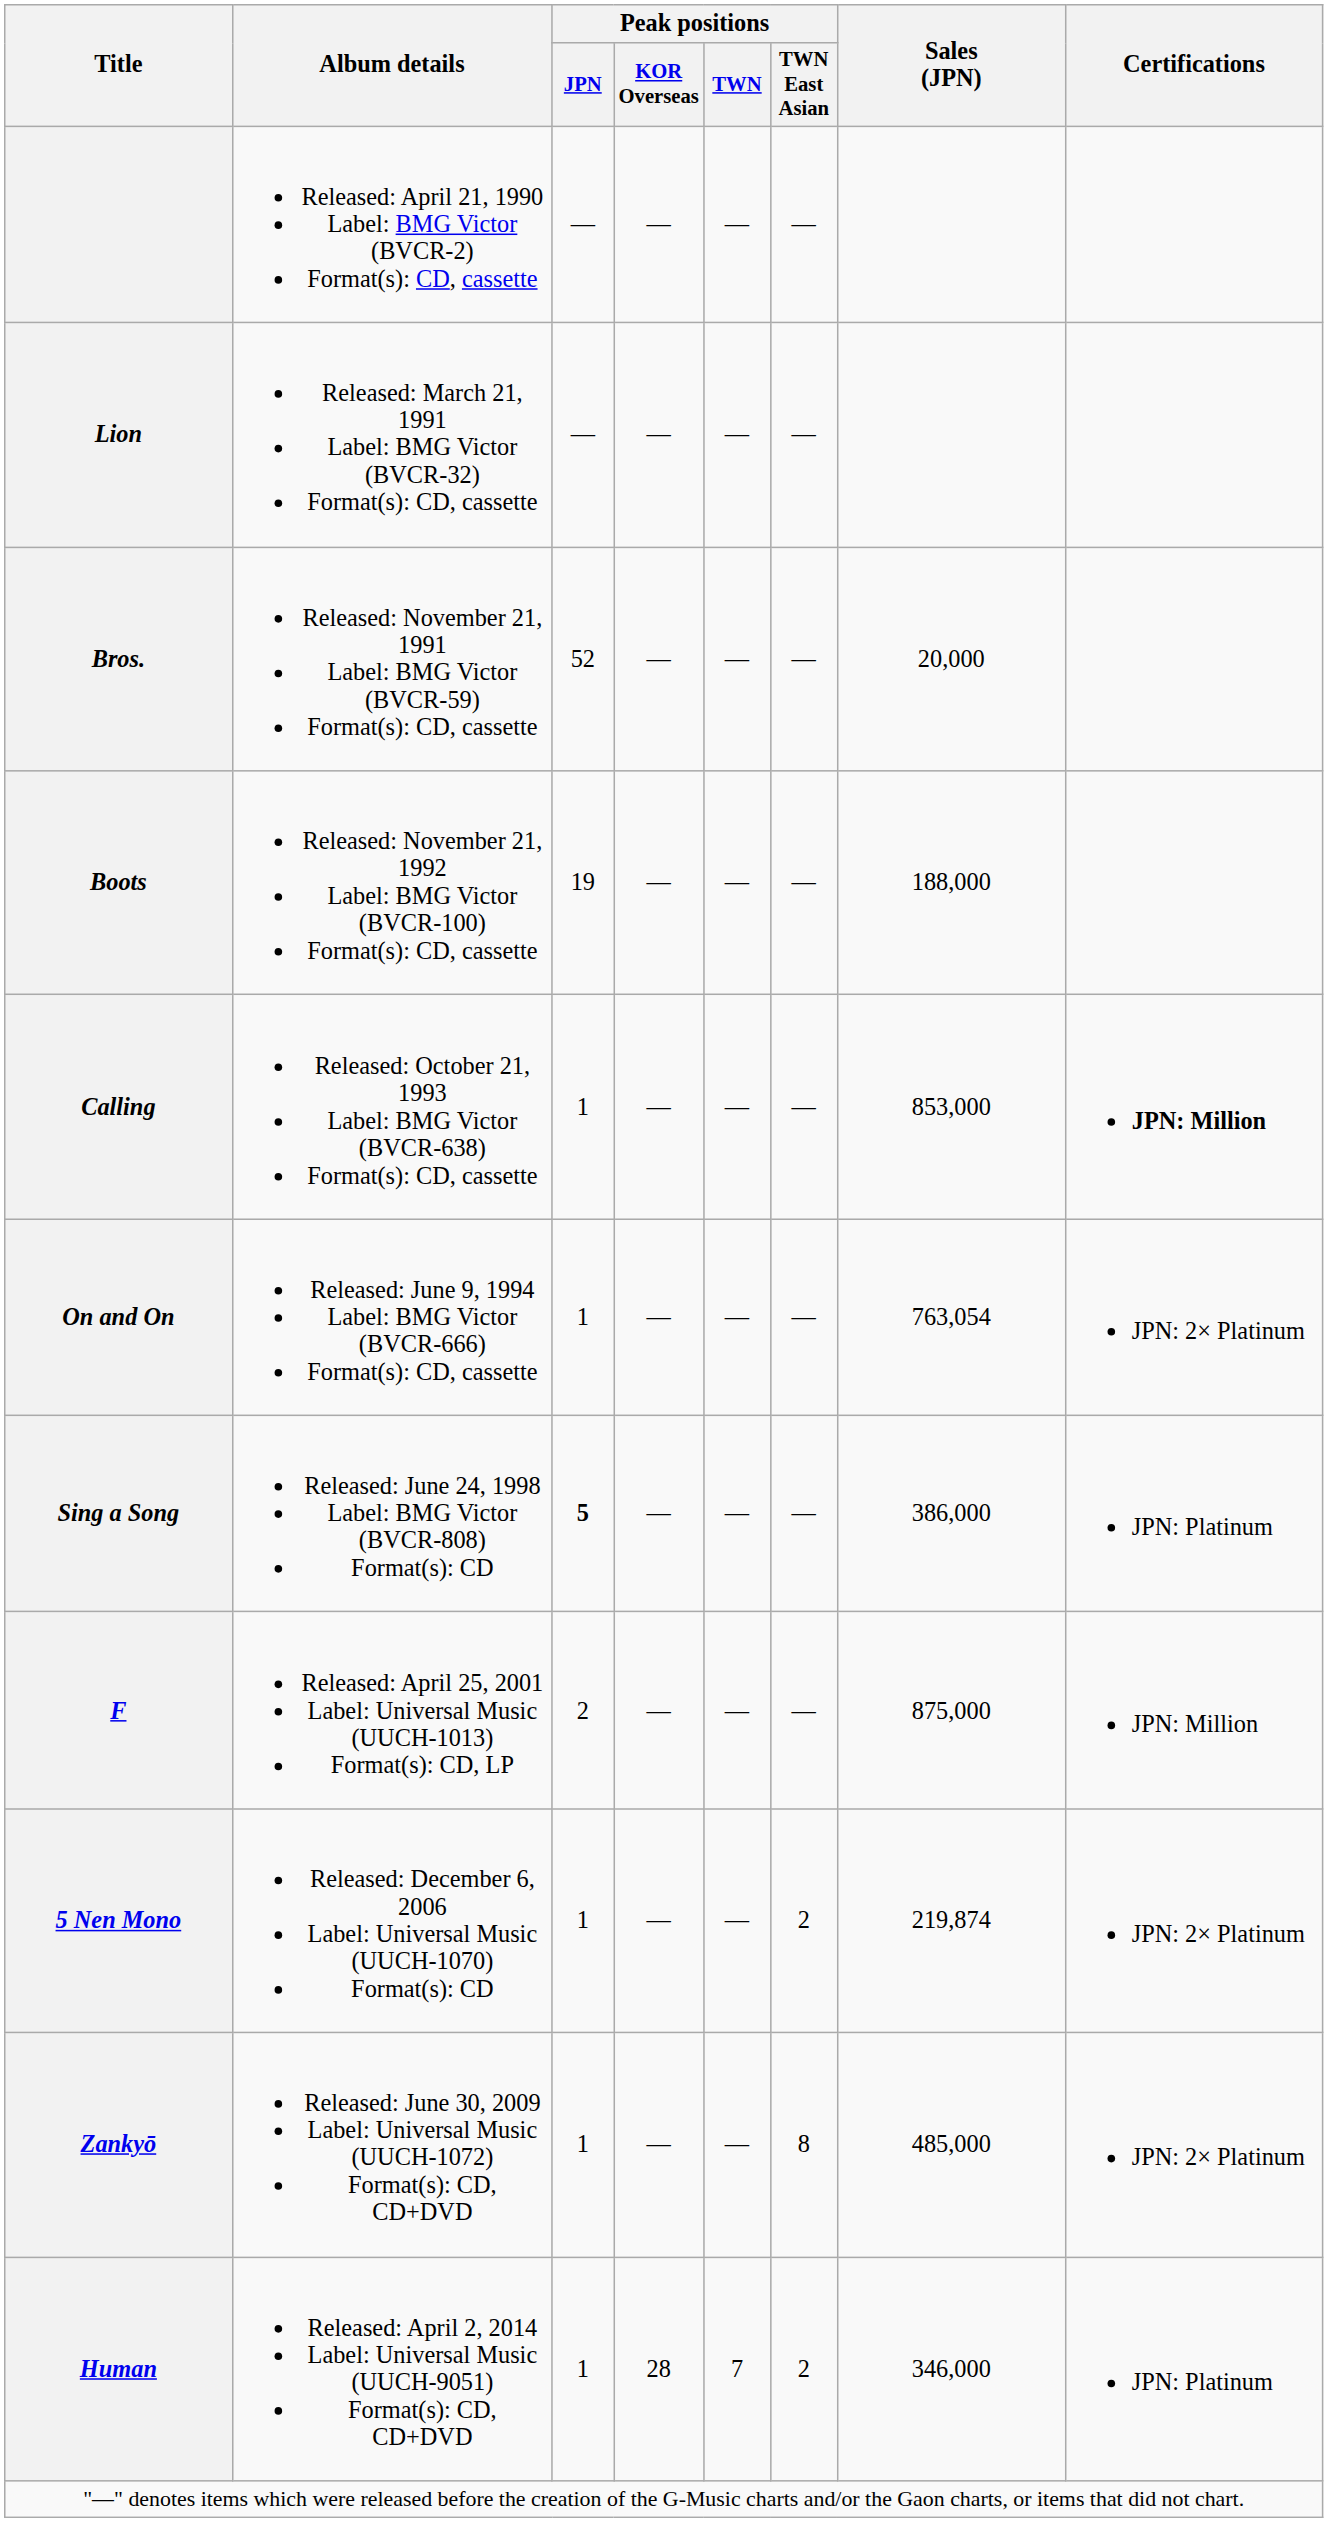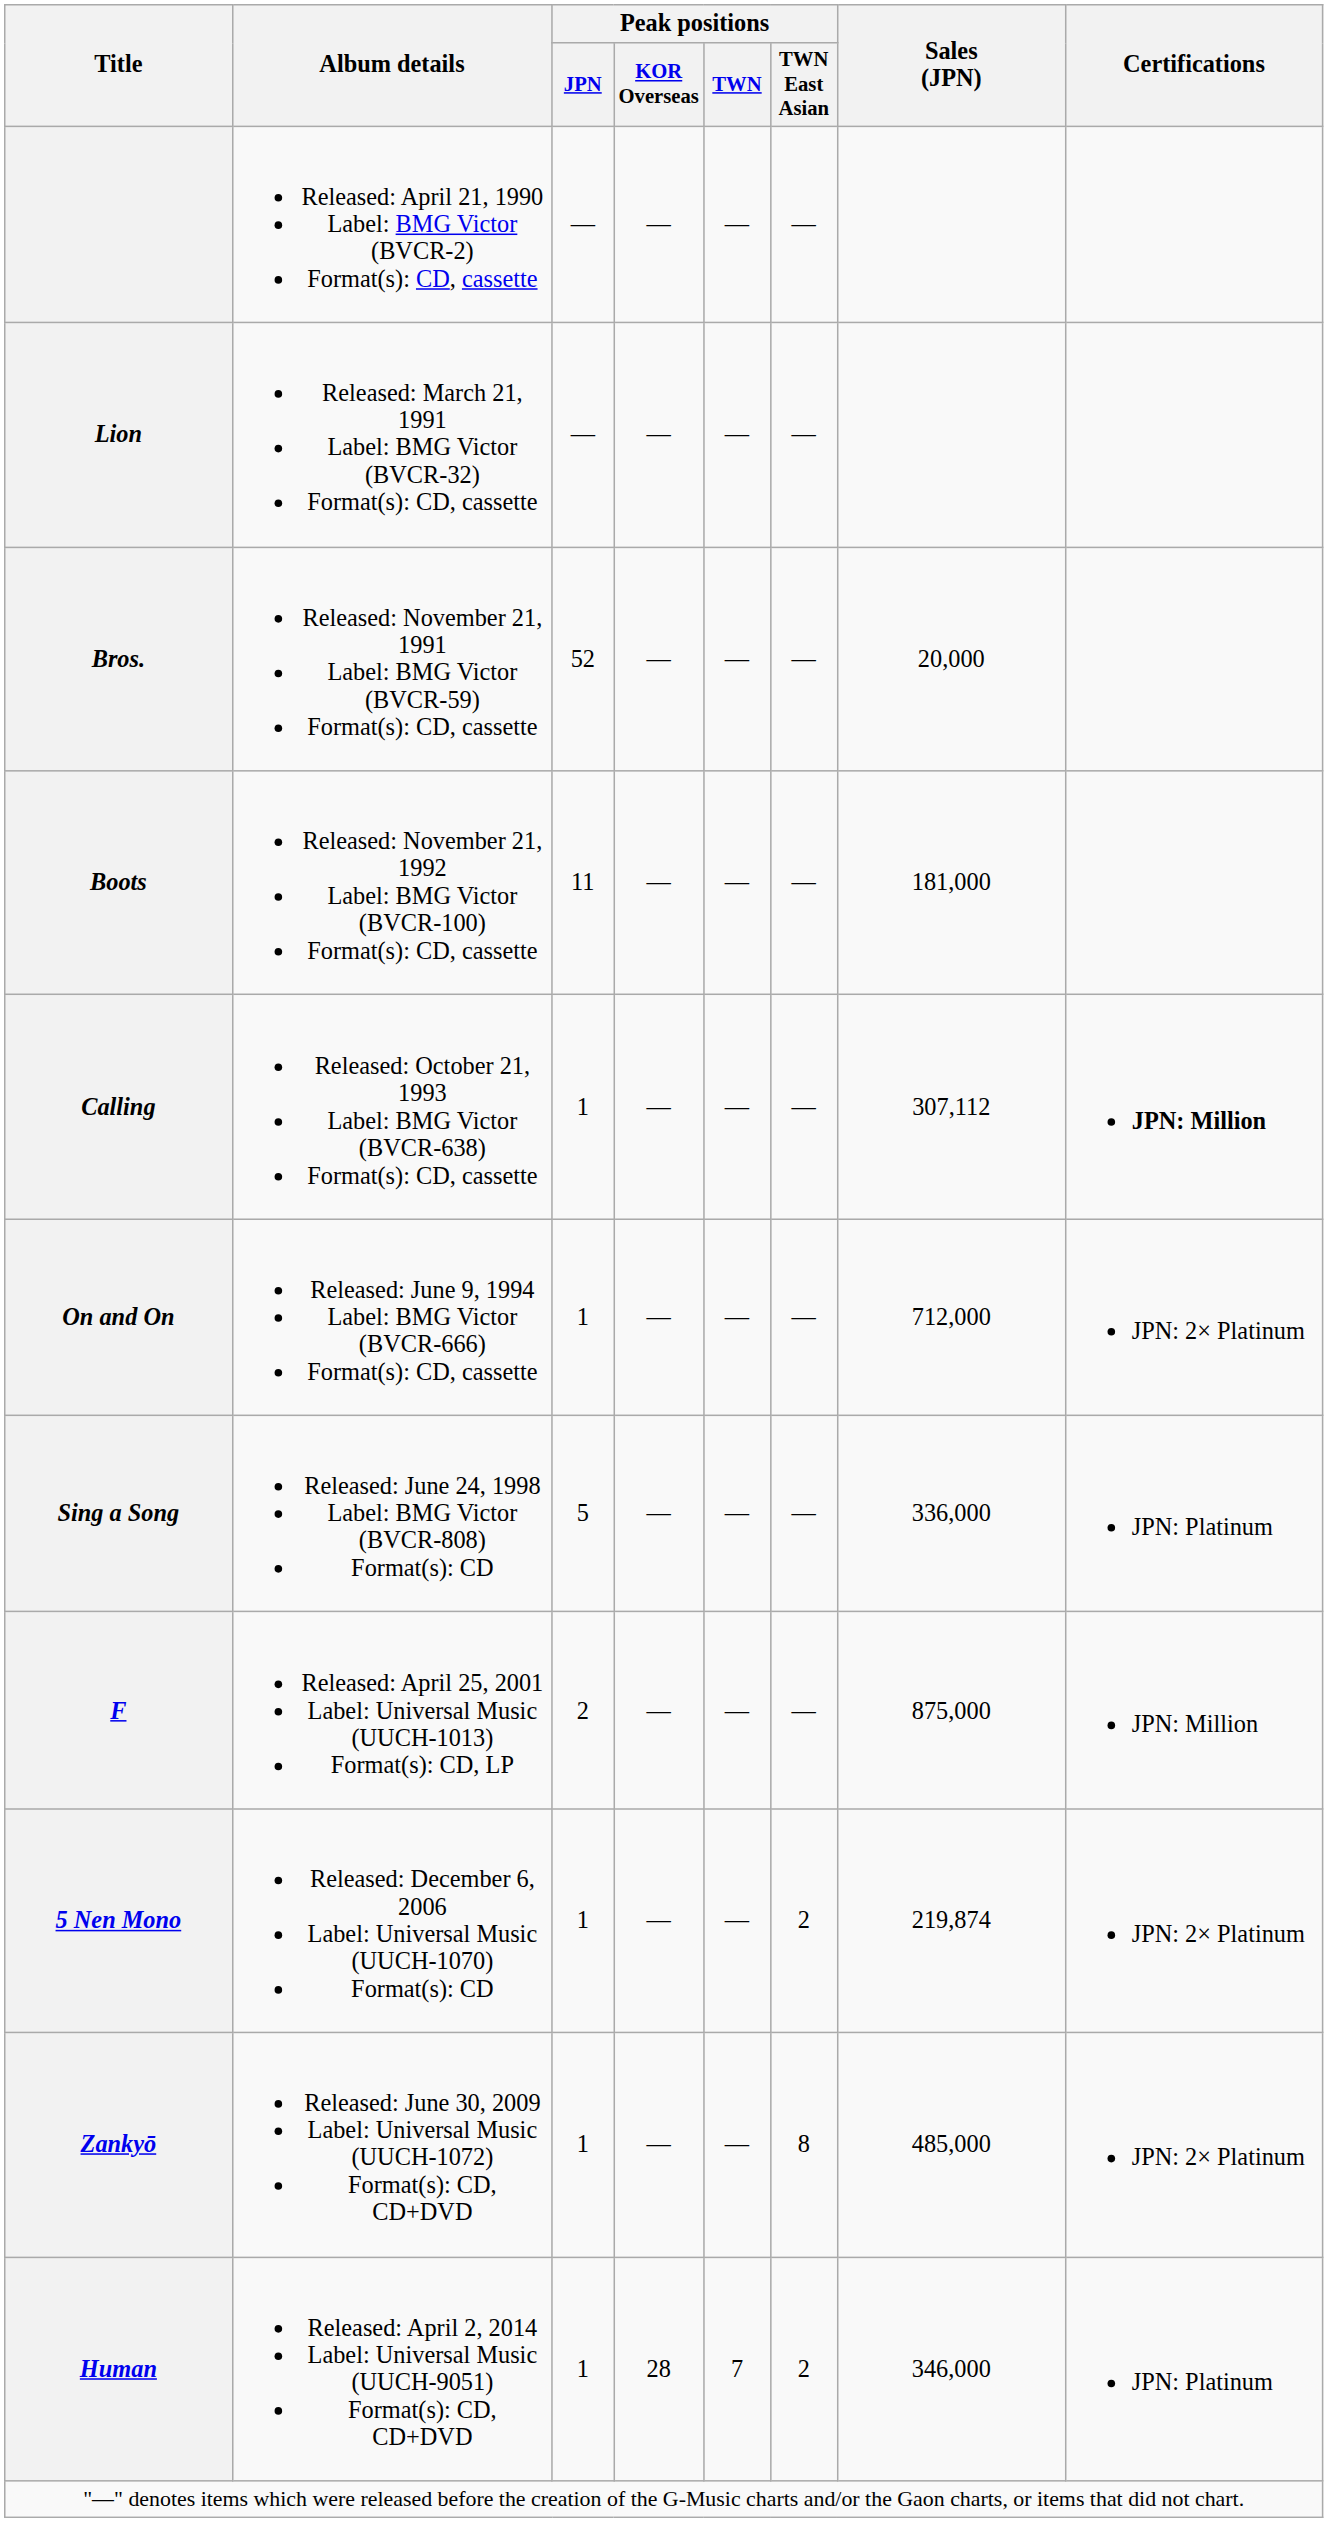(583, 882) 19 -> (583, 882) 11
(951, 882) 188,000 -> (951, 882) 181,000
(951, 1106) 853,000 -> (951, 1106) 307,112
(951, 1316) 763,054 -> (951, 1316) 712,000
(583, 1513) bold -> (583, 1513) normal
(951, 1513) 386,000 -> (951, 1513) 336,000
